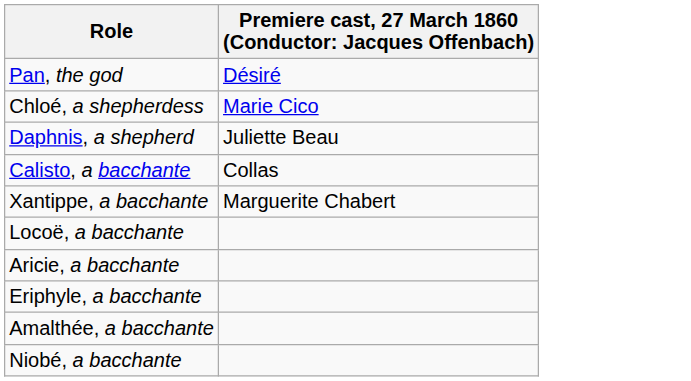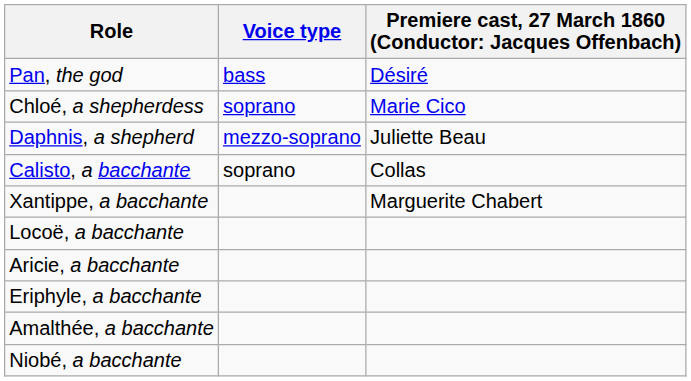+ column: (292, 31)
